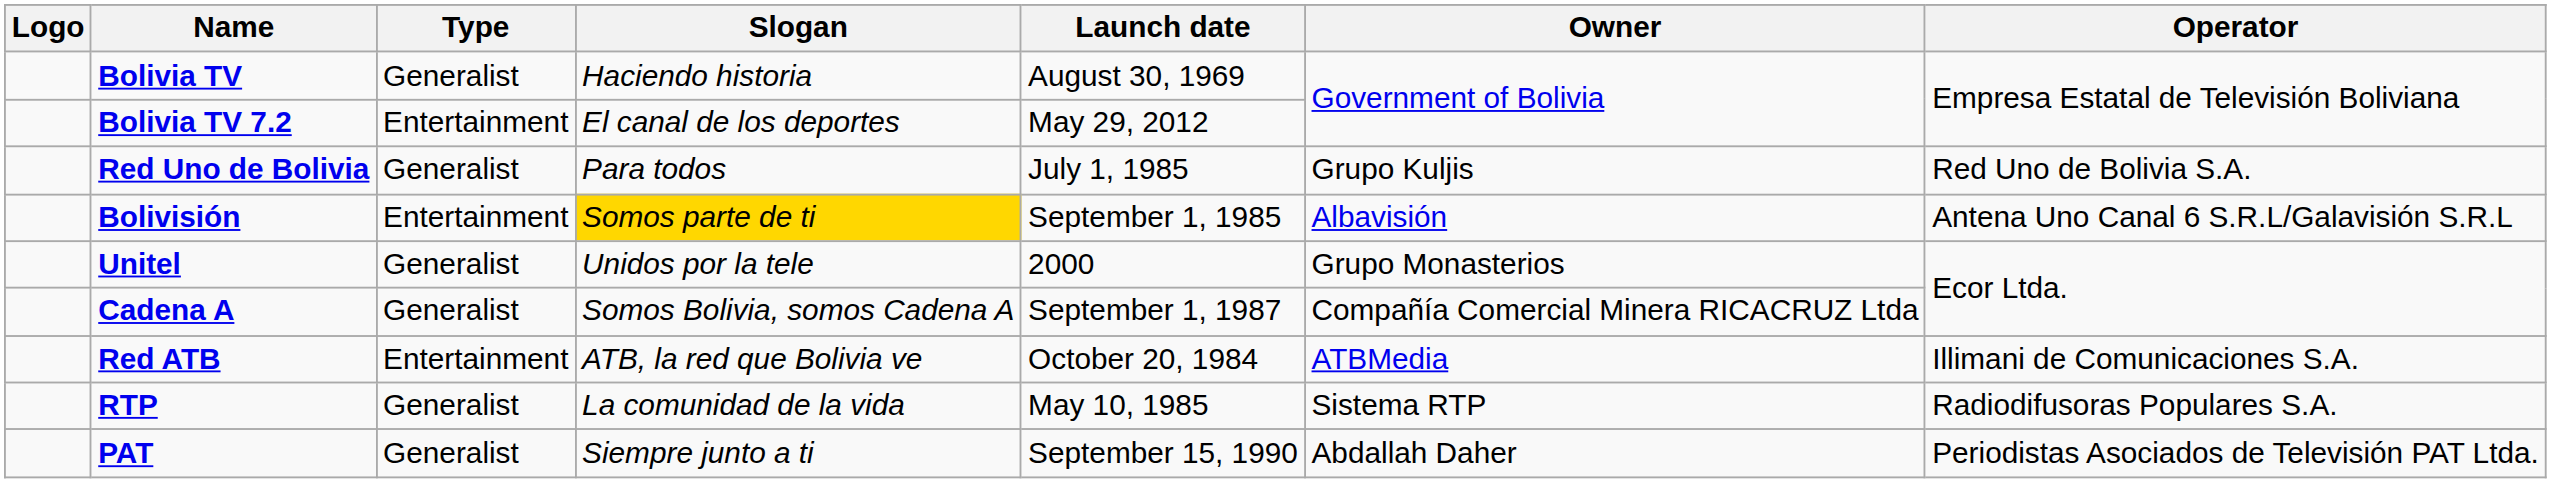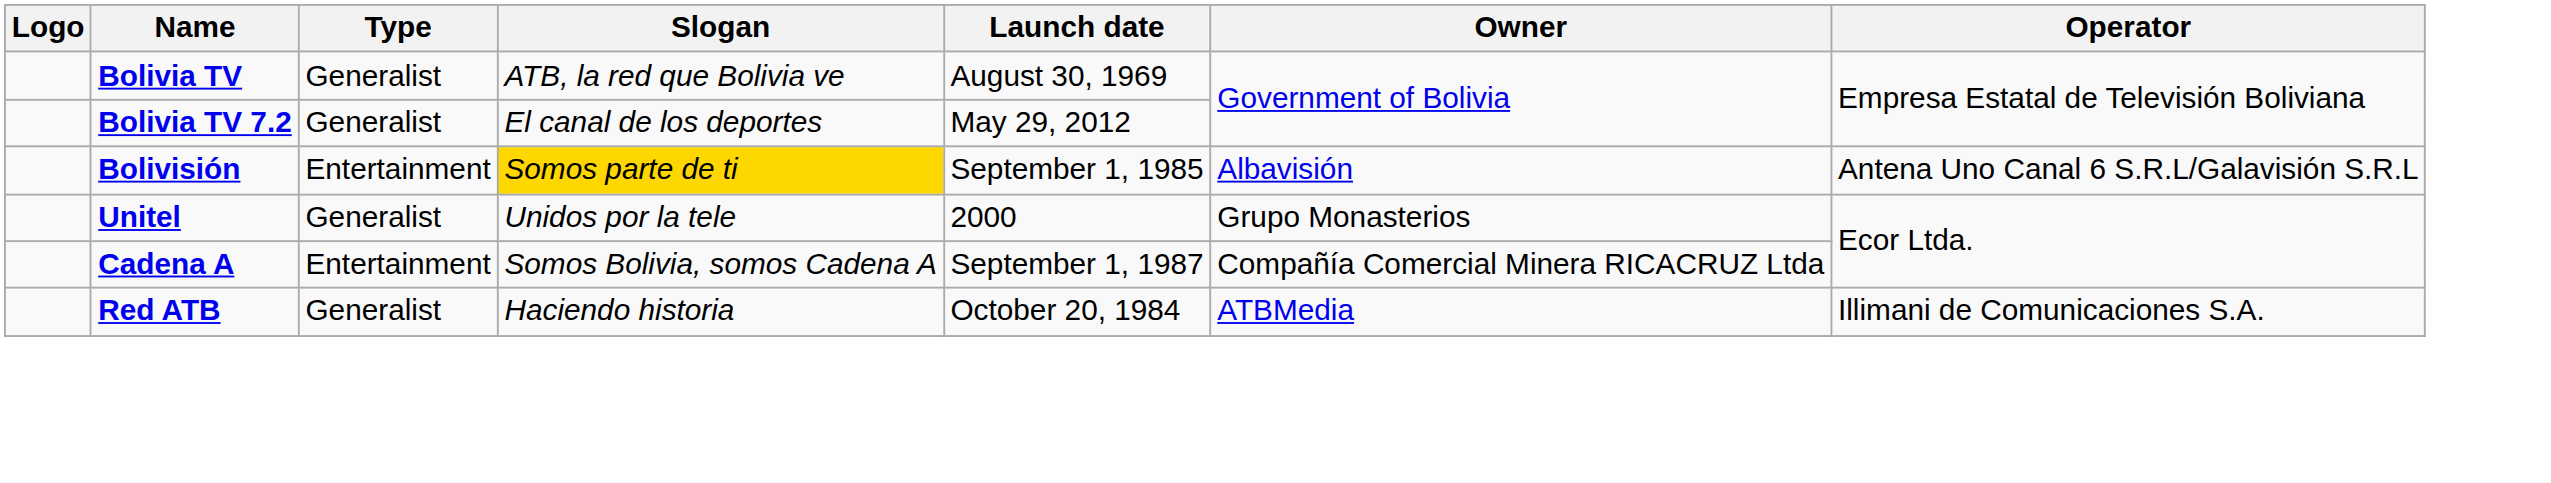(697, 75) Haciendo historia -> (675, 75) ATB, la red que Bolivia ve
(476, 122) Entertainment -> (373, 122) Generalist
- row: (234, 169)
(451, 311) Generalist -> (398, 264) Entertainment
(476, 358) Entertainment -> (373, 311) Generalist
(752, 358) ATB, la red que Bolivia ve -> (619, 311) Haciendo historia
- row: (128, 405)
- row: (126, 452)
